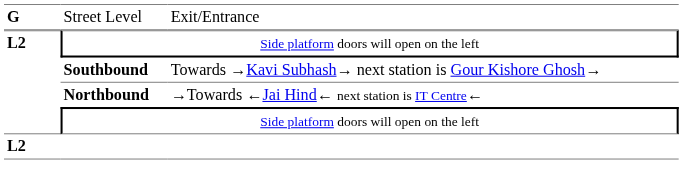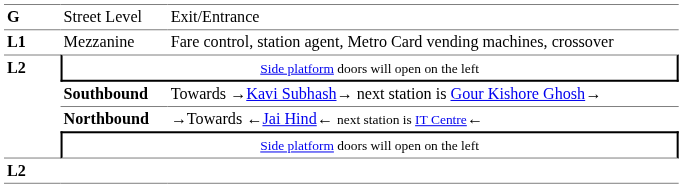+ row: (99, 42)
